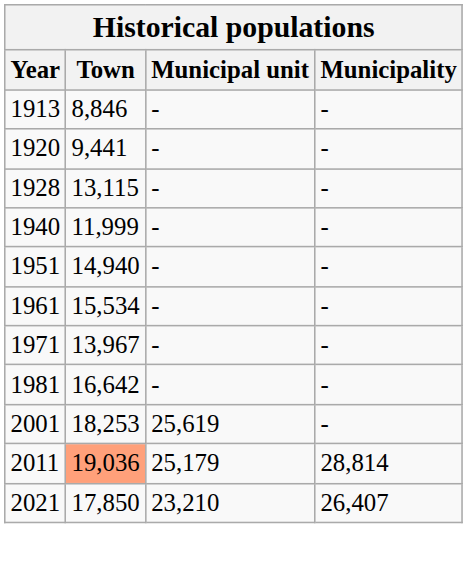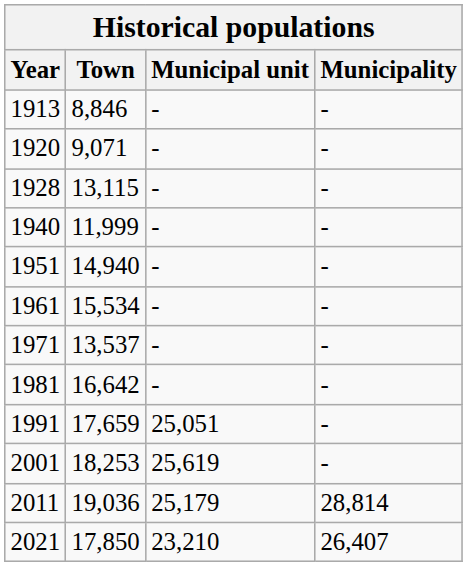(99, 148) 9,441 -> (99, 148) 9,071
(106, 345) 13,967 -> (106, 345) 13,537
+ row: (35, 423)
(106, 463) lightsalmon background -> (106, 502) no background
